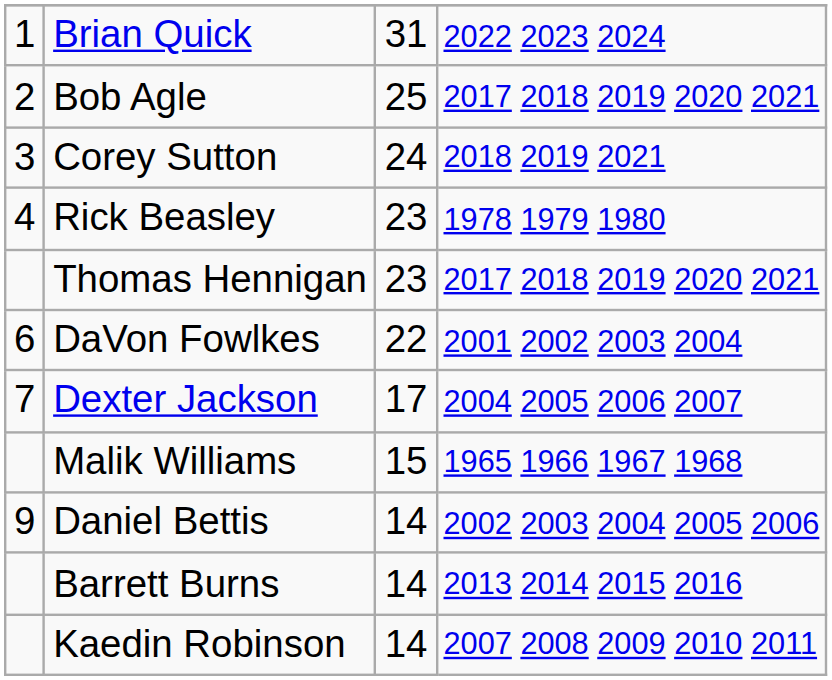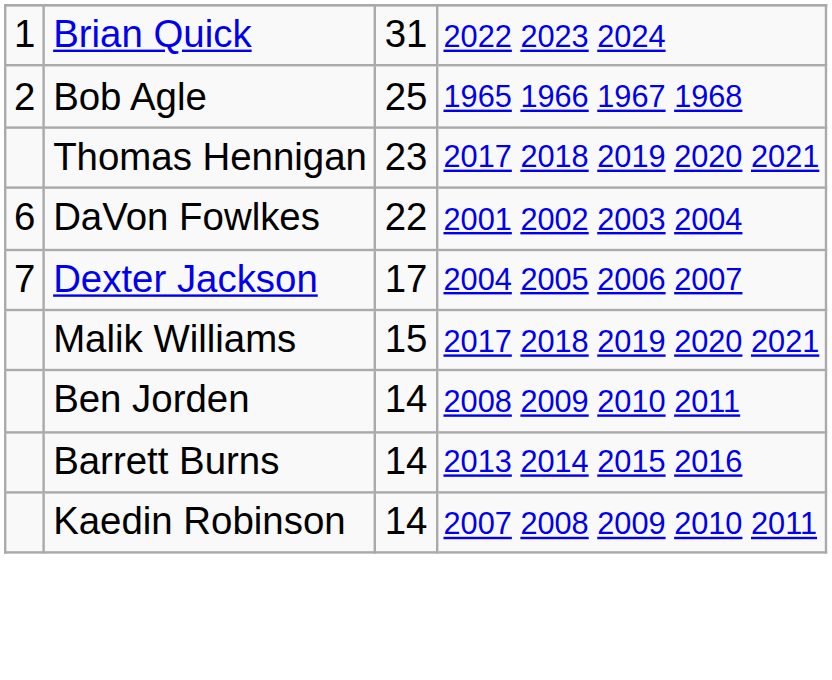(631, 97) 2017 2018 2019 2020 2021 -> (593, 97) 1965 1966 1967 1968
- row: (165, 156)
- row: (164, 217)
(593, 462) 1965 1966 1967 1968 -> (631, 340) 2017 2018 2019 2020 2021
- row: (161, 522)
+ row: (151, 400)
